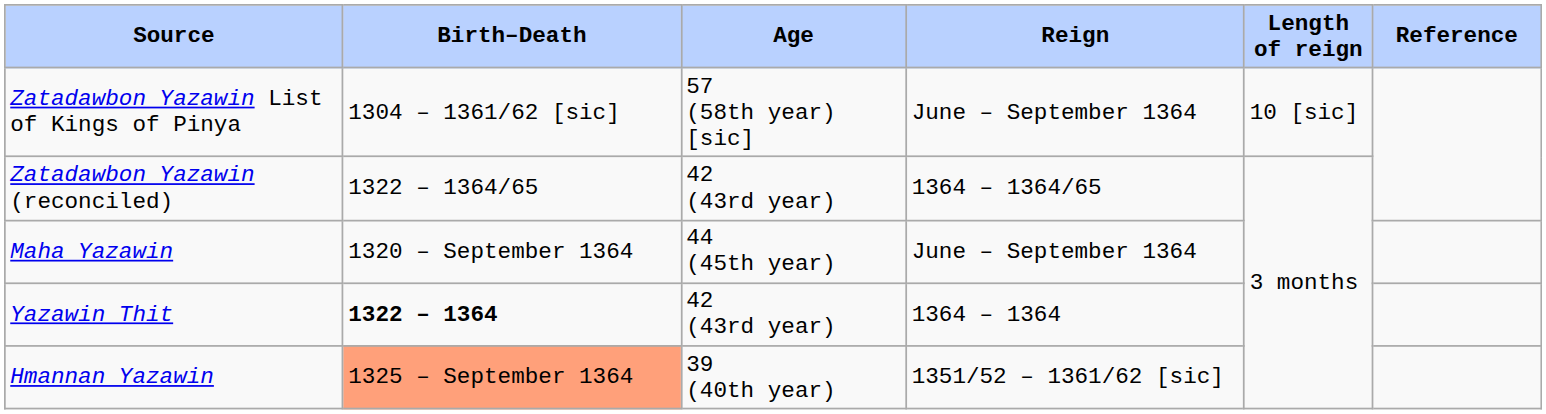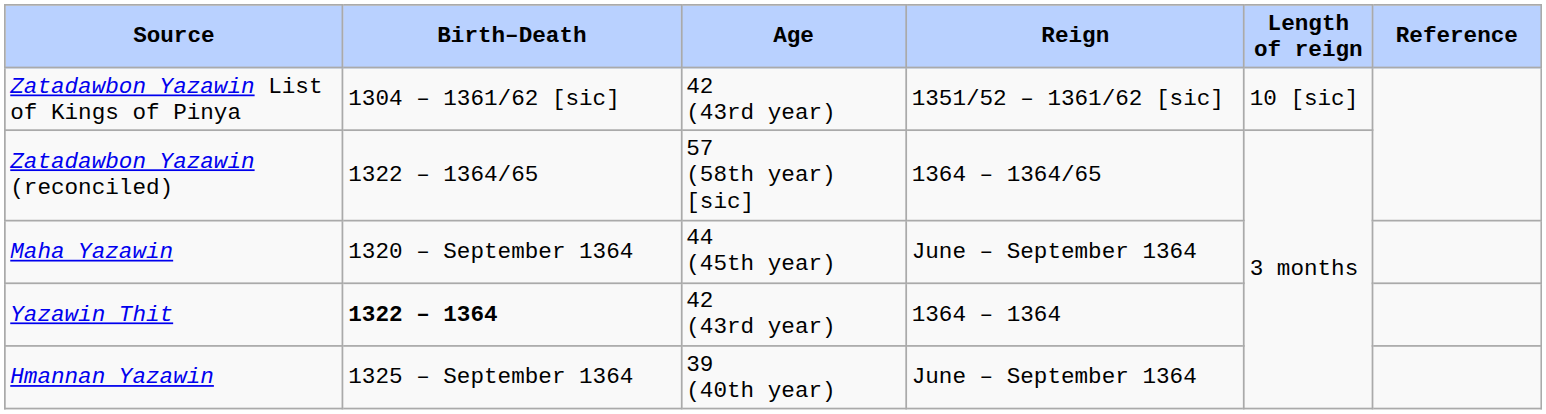(761, 112) 57 (58th year) [sic] -> (761, 99) 42 (43rd year)
(1054, 112) June – September 1364 -> (1068, 99) 1351/52 – 1361/62 [sic]
(761, 188) 42 (43rd year) -> (761, 175) 57 (58th year) [sic]
(491, 377) lightsalmon background -> (491, 377) no background
(1068, 377) 1351/52 – 1361/62 [sic] -> (1054, 377) June – September 1364
